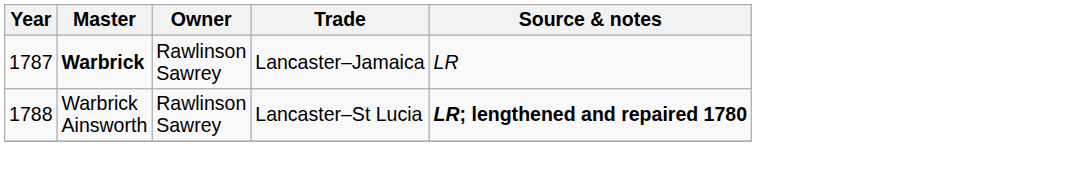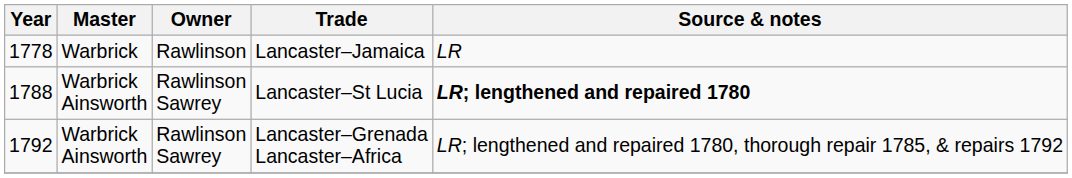(31, 61) 1787 -> (31, 50) 1778
(103, 61) bold -> (100, 50) normal
(201, 61) Rawlinson Sawrey -> (201, 50) Rawlinson
+ row: (342, 145)
